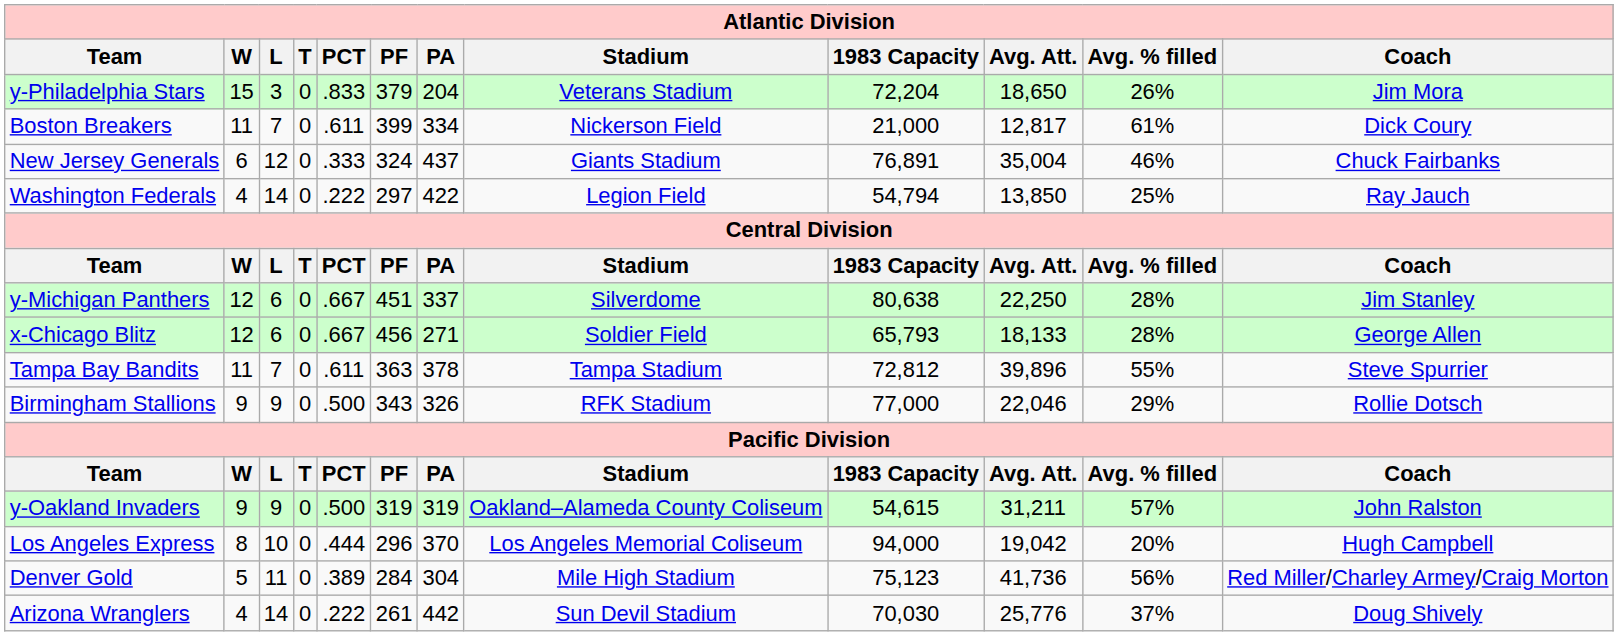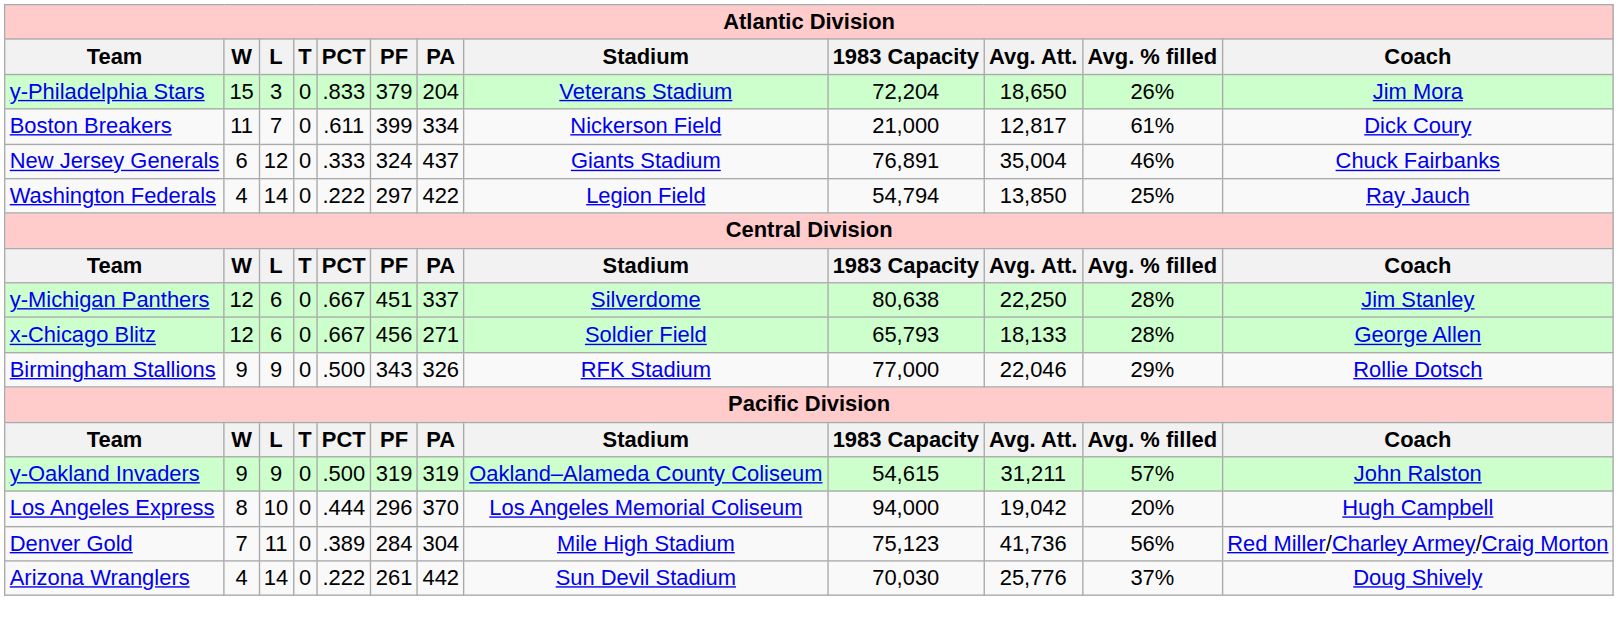- row: (104, 369)
(242, 578) 5 -> (242, 543) 7
